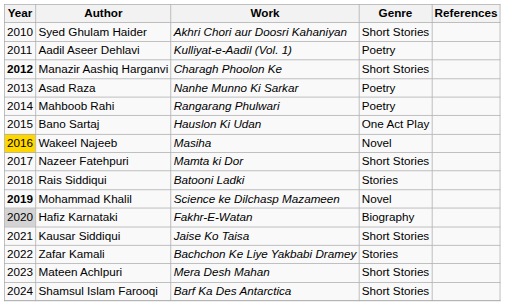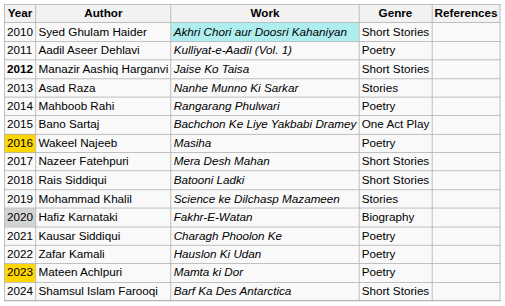(260, 32) no background -> (260, 32) paleturquoise background
(228, 69) Charagh Phoolon Ke -> (211, 69) Jaise Ko Taisa
(379, 87) Poetry -> (380, 87) Stories
(217, 124) Hauslon Ki Udan -> (265, 124) Bachchon Ke Liye Yakbabi Dramey
(377, 143) Novel -> (379, 143) Poetry
(208, 161) Mamta ki Dor -> (222, 161) Mera Desh Mahan
(380, 180) Stories -> (395, 180) Short Stories
(20, 198) bold -> (20, 198) normal
(377, 198) Novel -> (380, 198) Stories
(211, 236) Jaise Ko Taisa -> (228, 236) Charagh Phoolon Ke
(395, 236) Short Stories -> (379, 236) Poetry
(265, 254) Bachchon Ke Liye Yakbabi Dramey -> (217, 254) Hauslon Ki Udan
(380, 254) Stories -> (379, 254) Poetry
(20, 273) no background -> (20, 273) gold background
(222, 273) Mera Desh Mahan -> (208, 273) Mamta ki Dor
(395, 273) Short Stories -> (379, 273) Poetry
